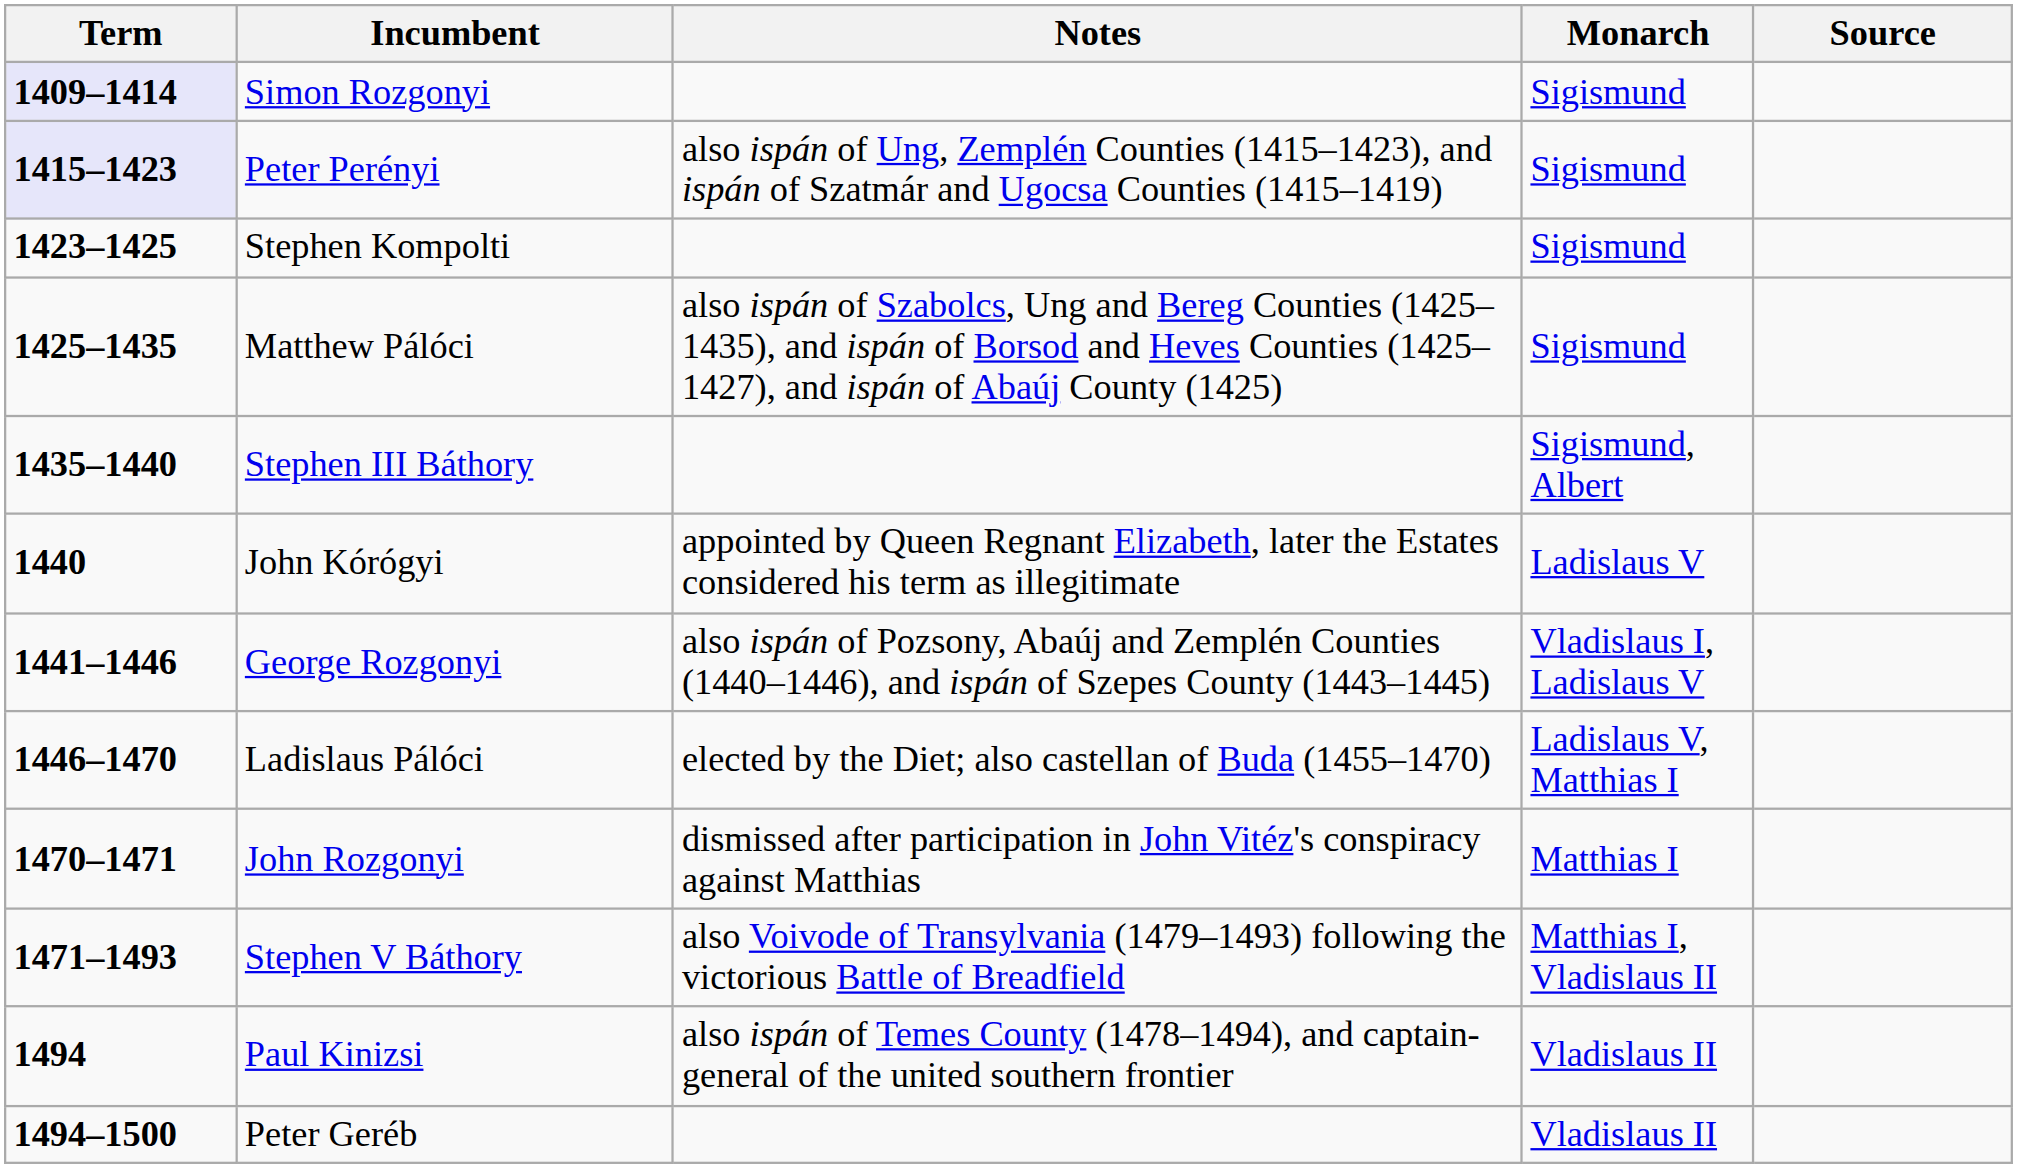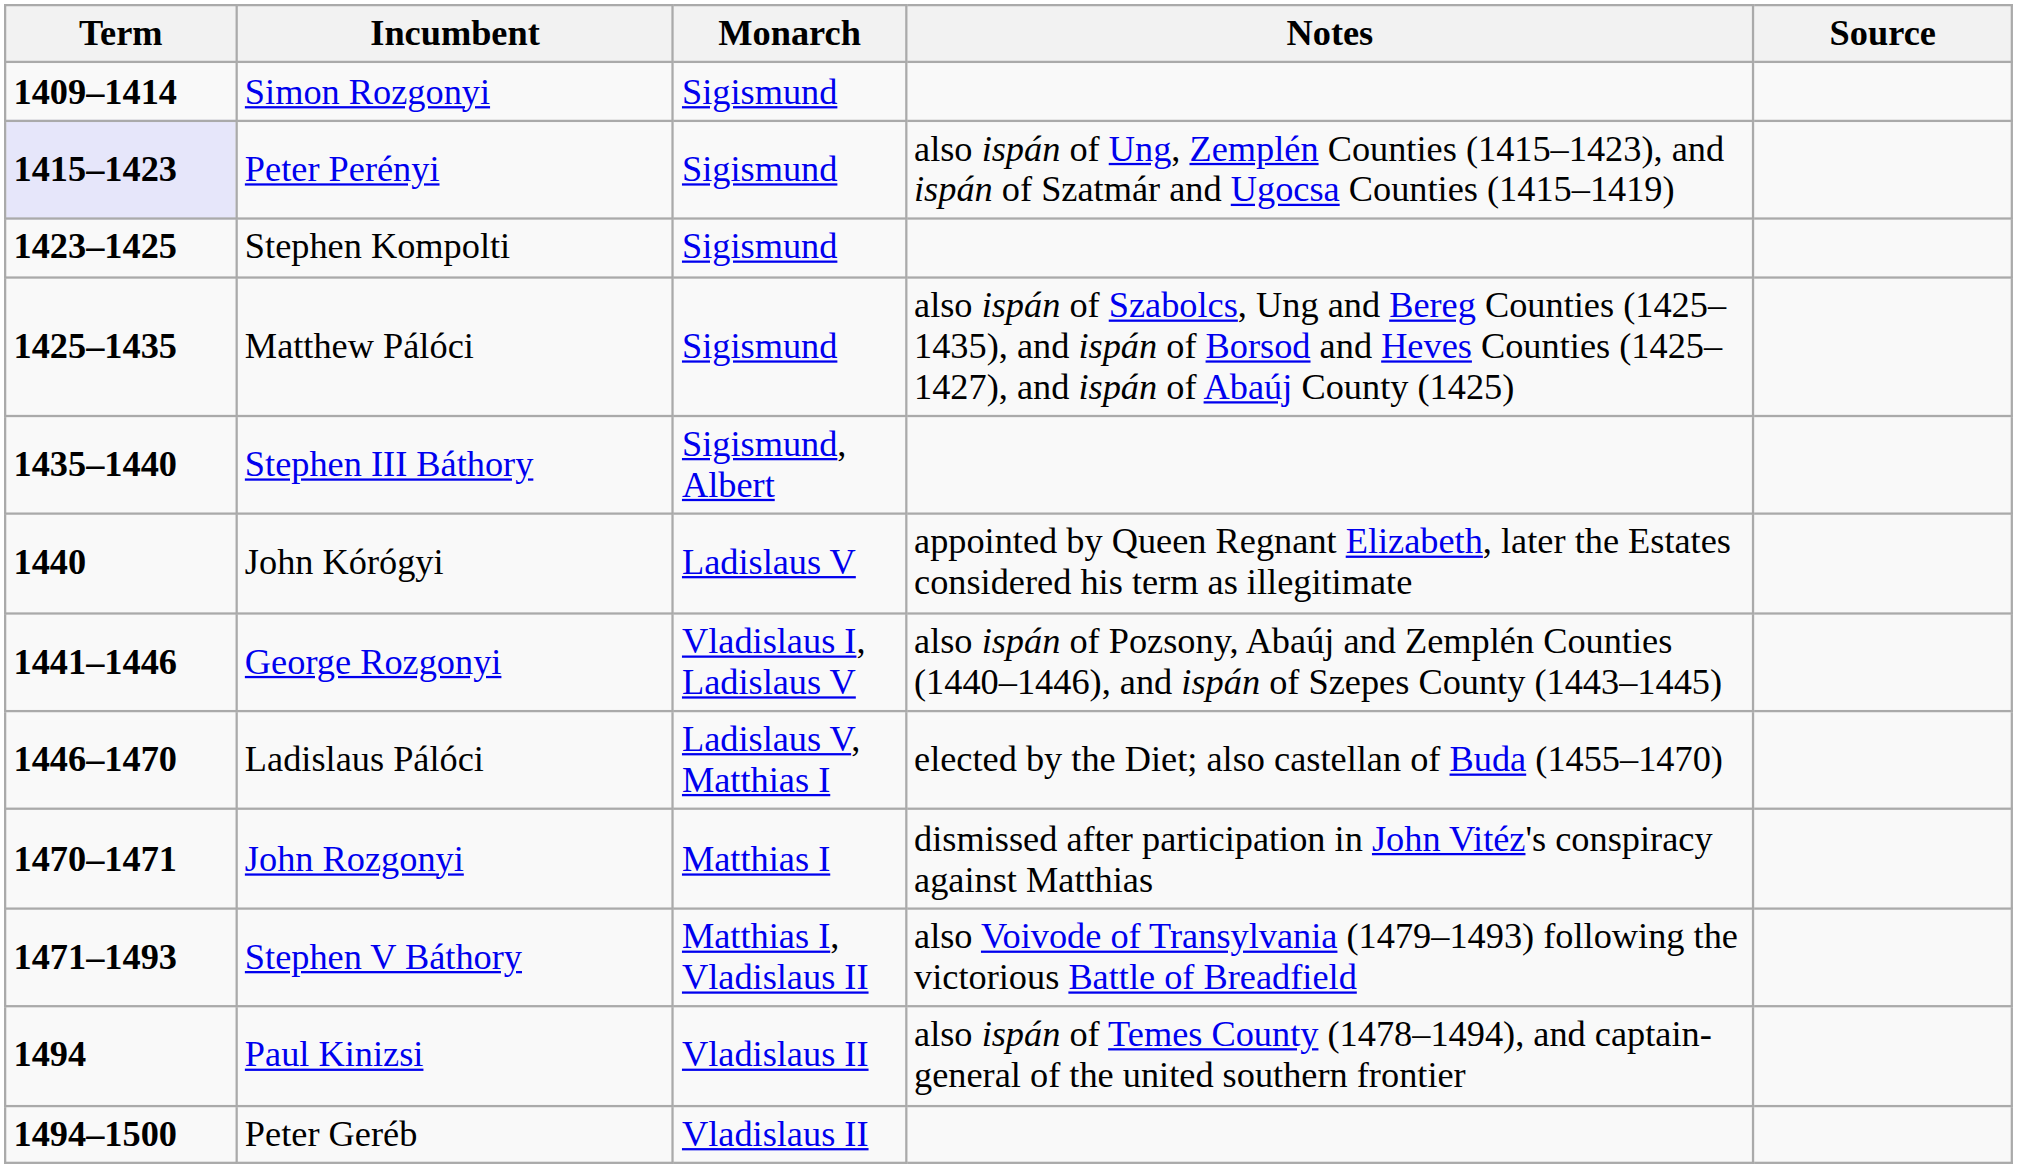columns swapped: (1638, 33) <-> (1098, 33)
(95, 90) lavender background -> (95, 90) no background
